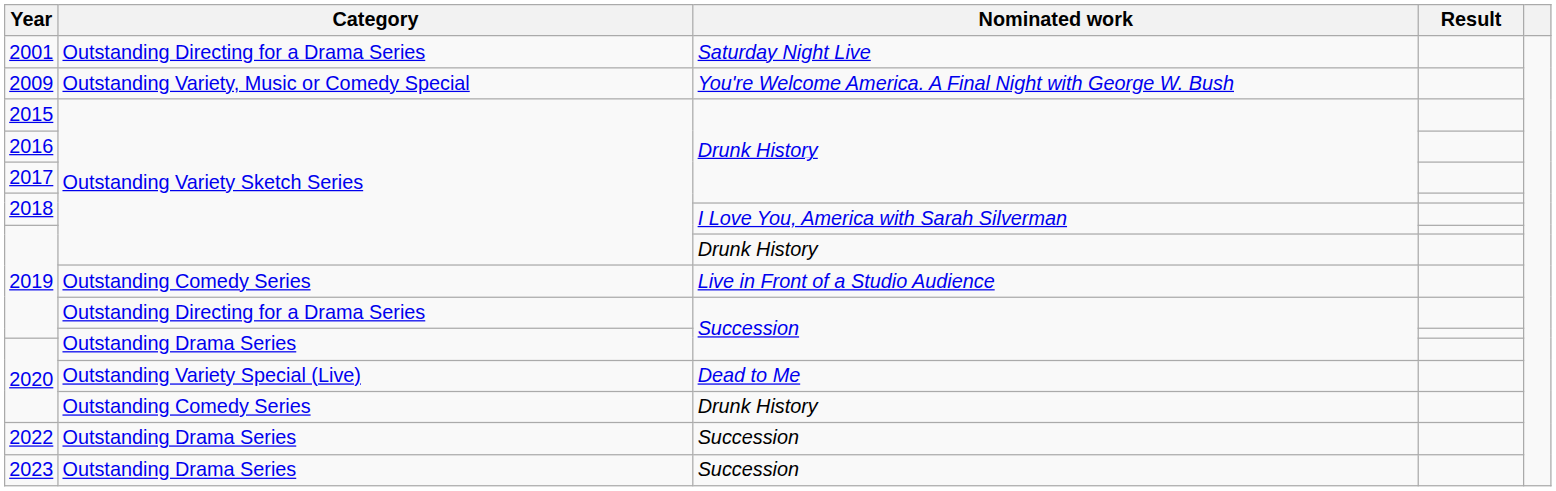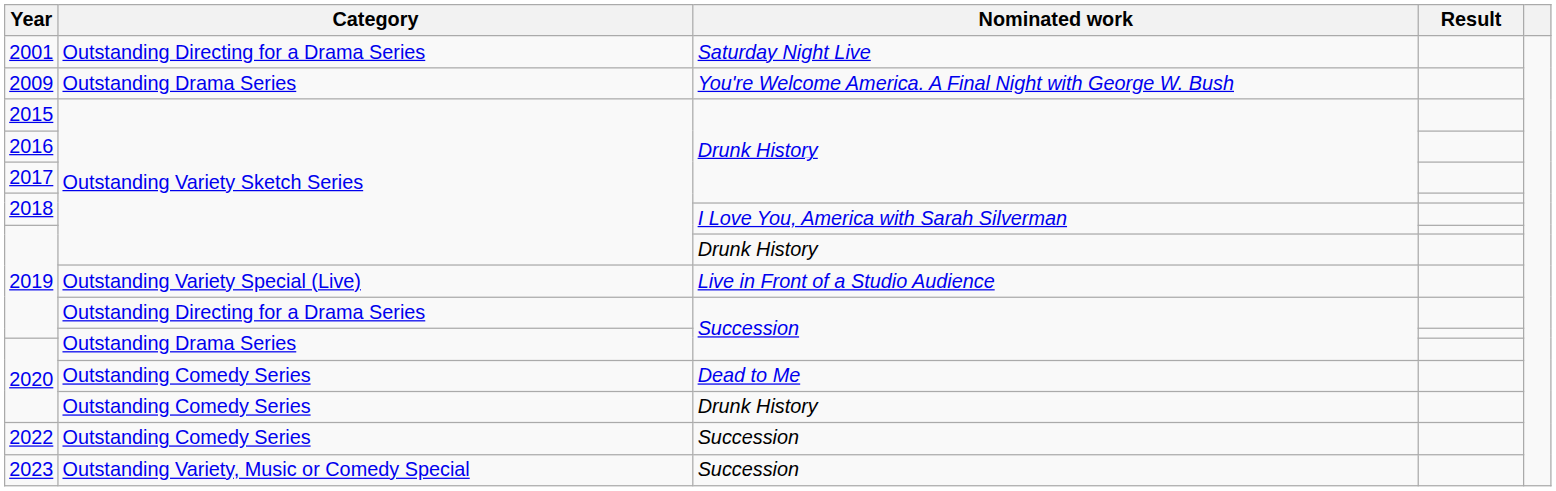(266, 83) Outstanding Variety, Music or Comedy Special -> (179, 83) Outstanding Drama Series
(187, 281) Outstanding Comedy Series -> (212, 281) Outstanding Variety Special (Live)
(212, 375) Outstanding Variety Special (Live) -> (187, 375) Outstanding Comedy Series
(179, 438) Outstanding Drama Series -> (187, 438) Outstanding Comedy Series
(179, 469) Outstanding Drama Series -> (266, 469) Outstanding Variety, Music or Comedy Special
